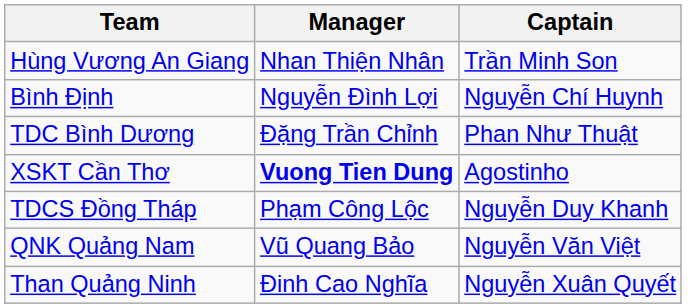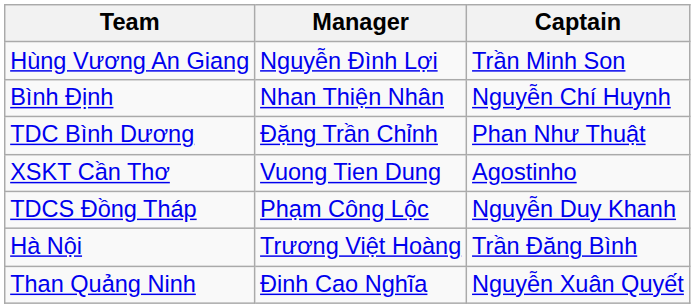(352, 60) Nhan Thiện Nhân -> (349, 60) Nguyễn Đình Lợi
(349, 97) Nguyễn Đình Lợi -> (352, 97) Nhan Thiện Nhân
(357, 172) bold -> (351, 172) normal
+ row: (46, 246)
- row: (102, 246)
